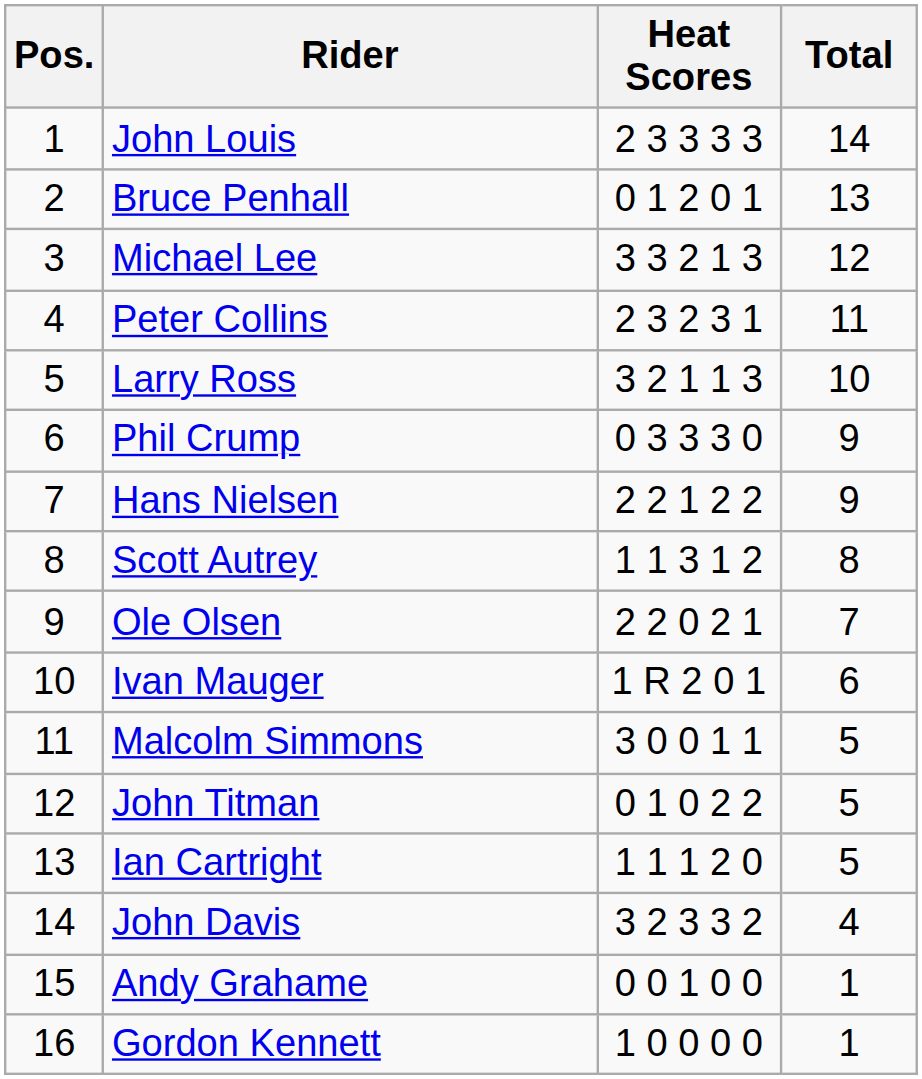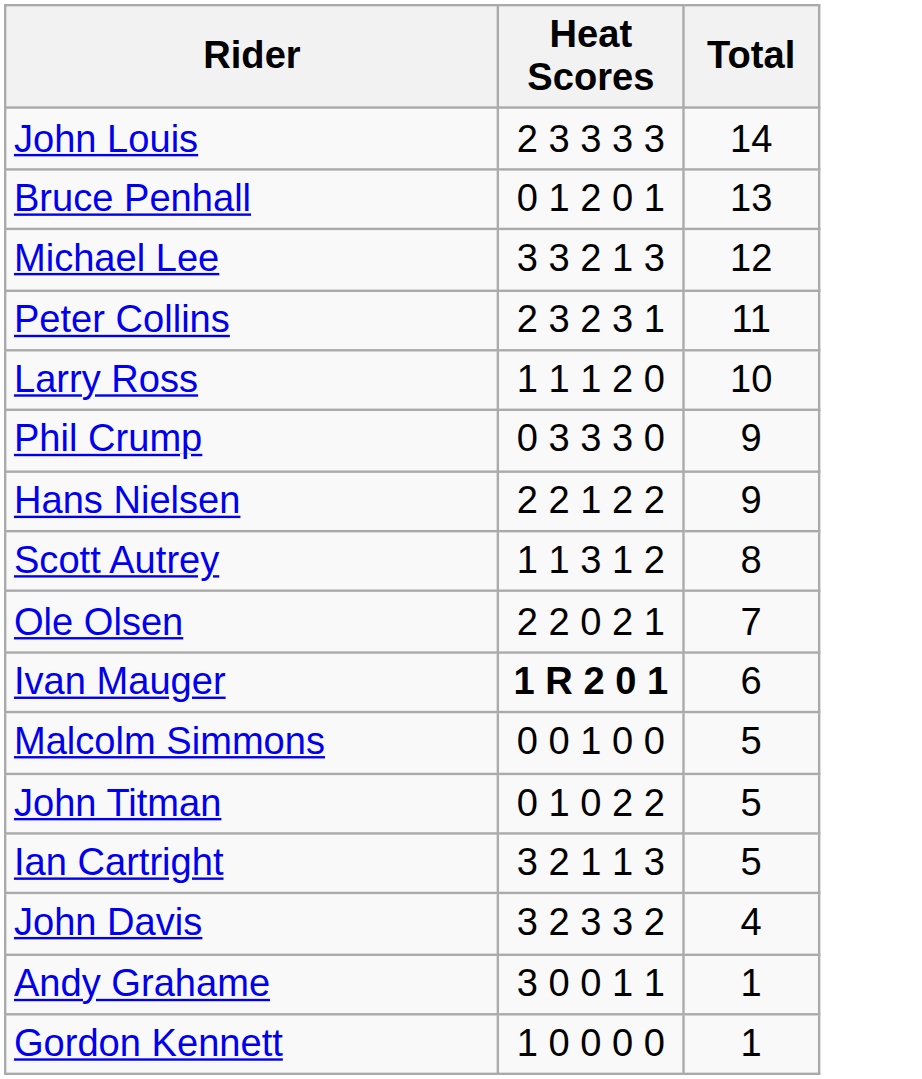- column: (54, 56)
(689, 379) 3 2 1 1 3 -> (591, 379) 1 1 1 2 0
(689, 681) normal -> (591, 681) bold
(689, 741) 3 0 0 1 1 -> (591, 741) 0 0 1 0 0
(689, 862) 1 1 1 2 0 -> (591, 862) 3 2 1 1 3
(689, 983) 0 0 1 0 0 -> (591, 983) 3 0 0 1 1
